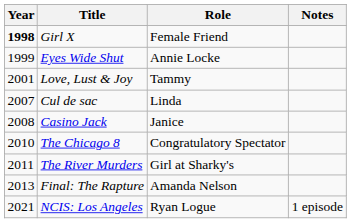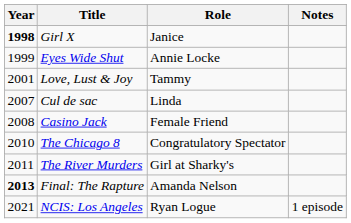(189, 36) Female Friend -> (167, 36) Janice
(167, 121) Janice -> (189, 121) Female Friend
(21, 185) normal -> (21, 185) bold
